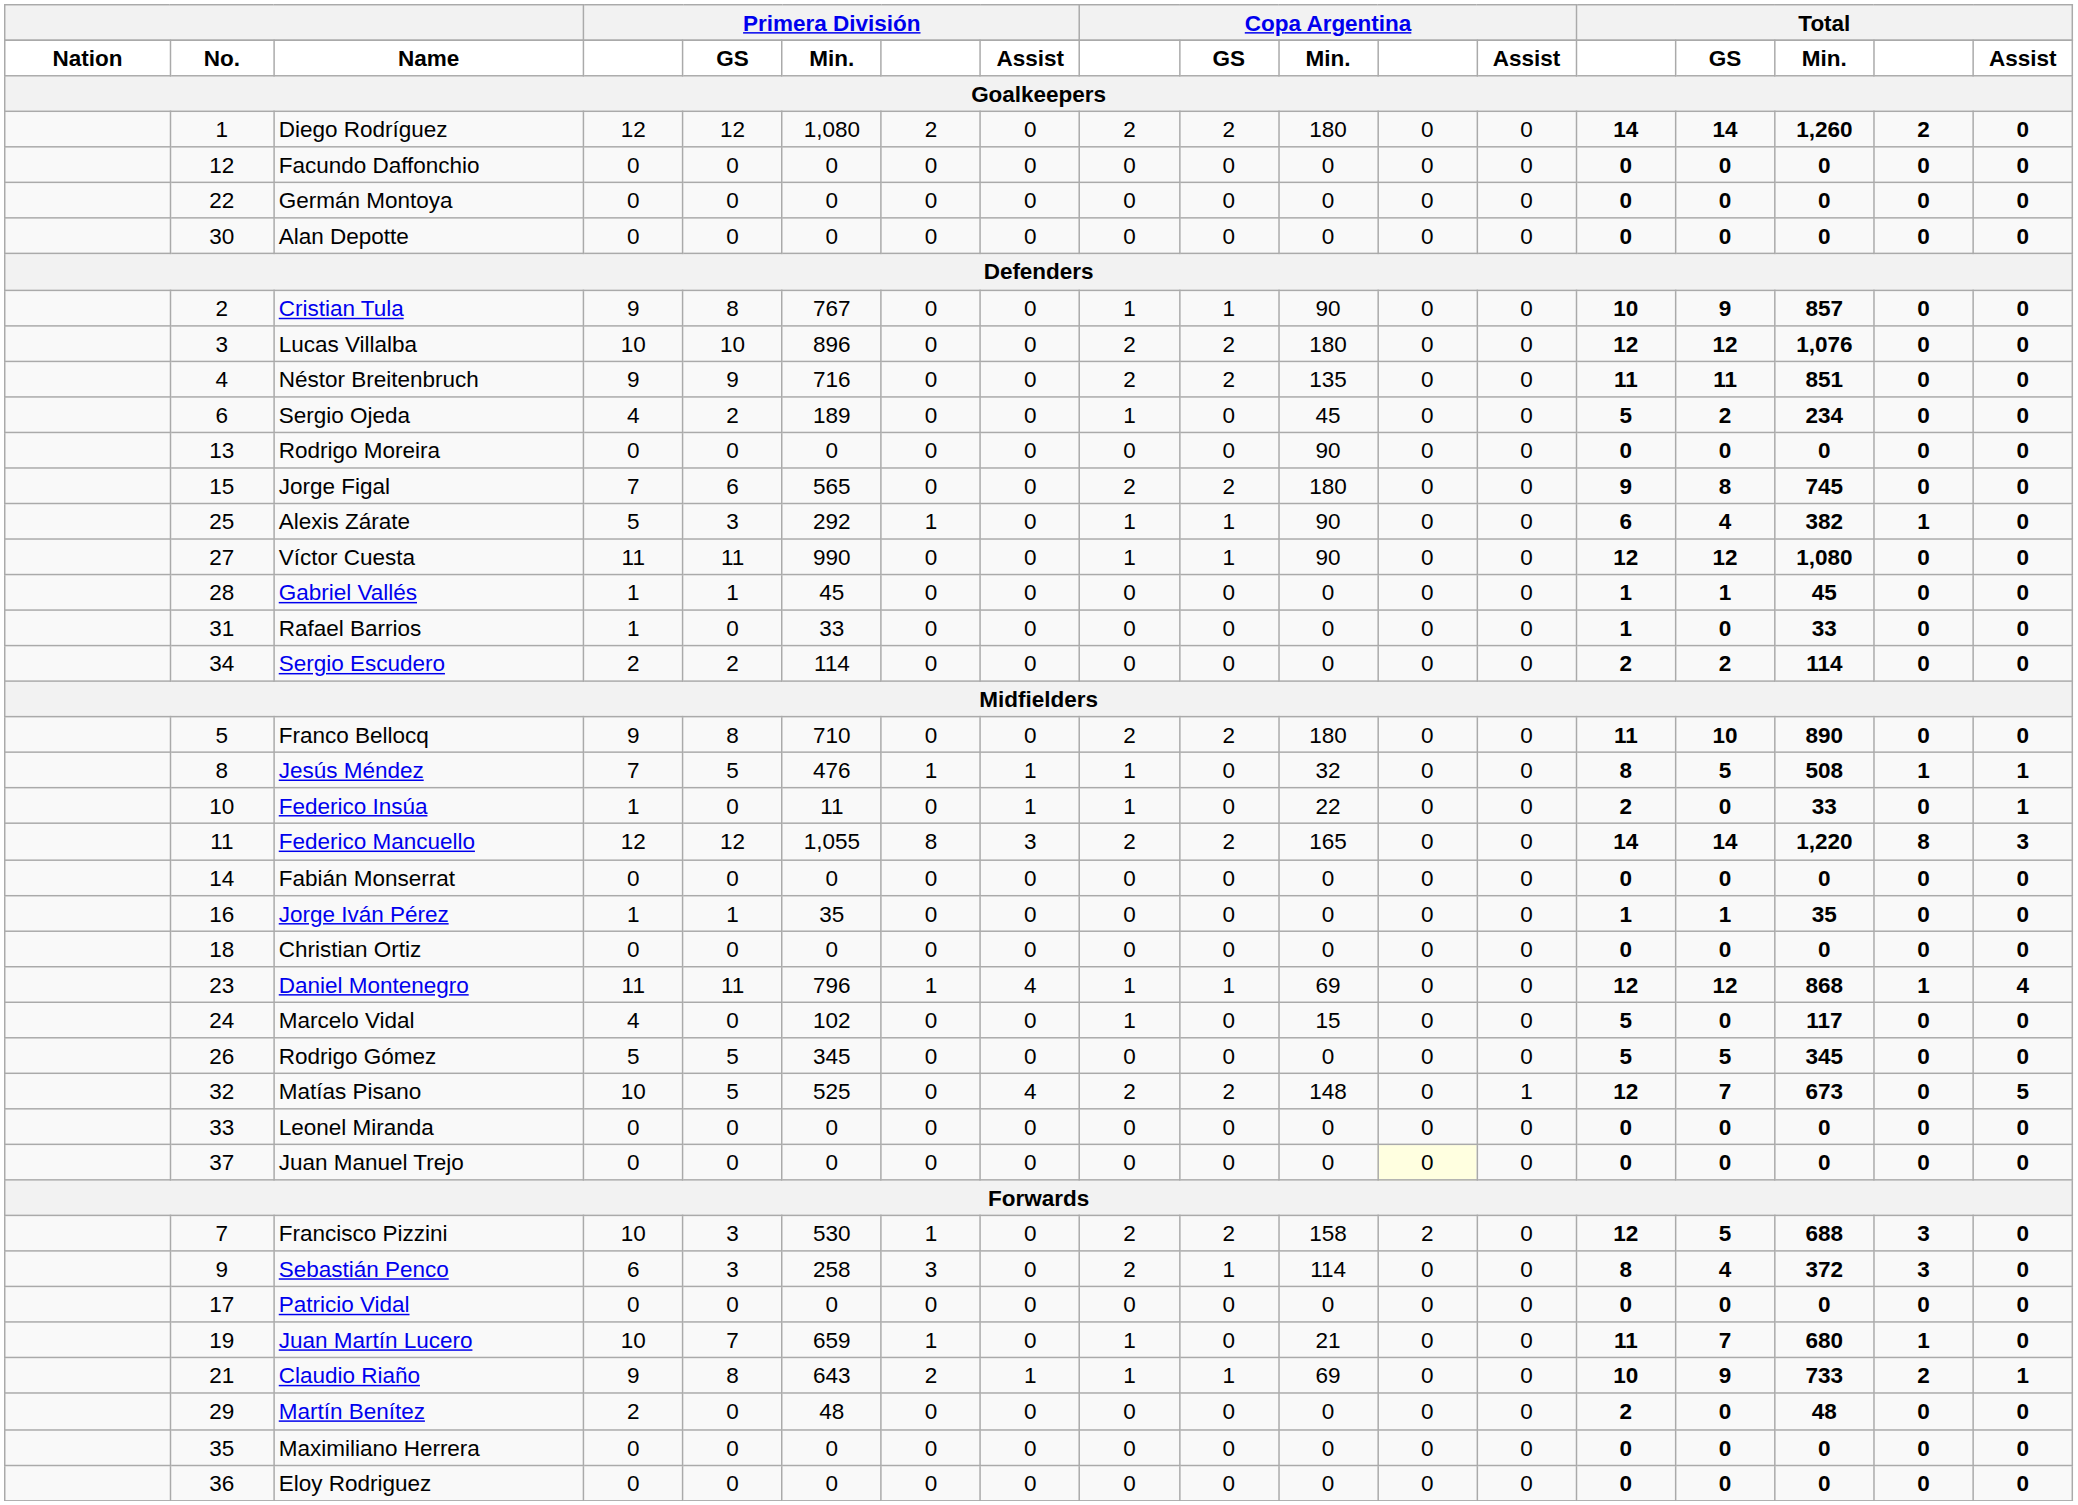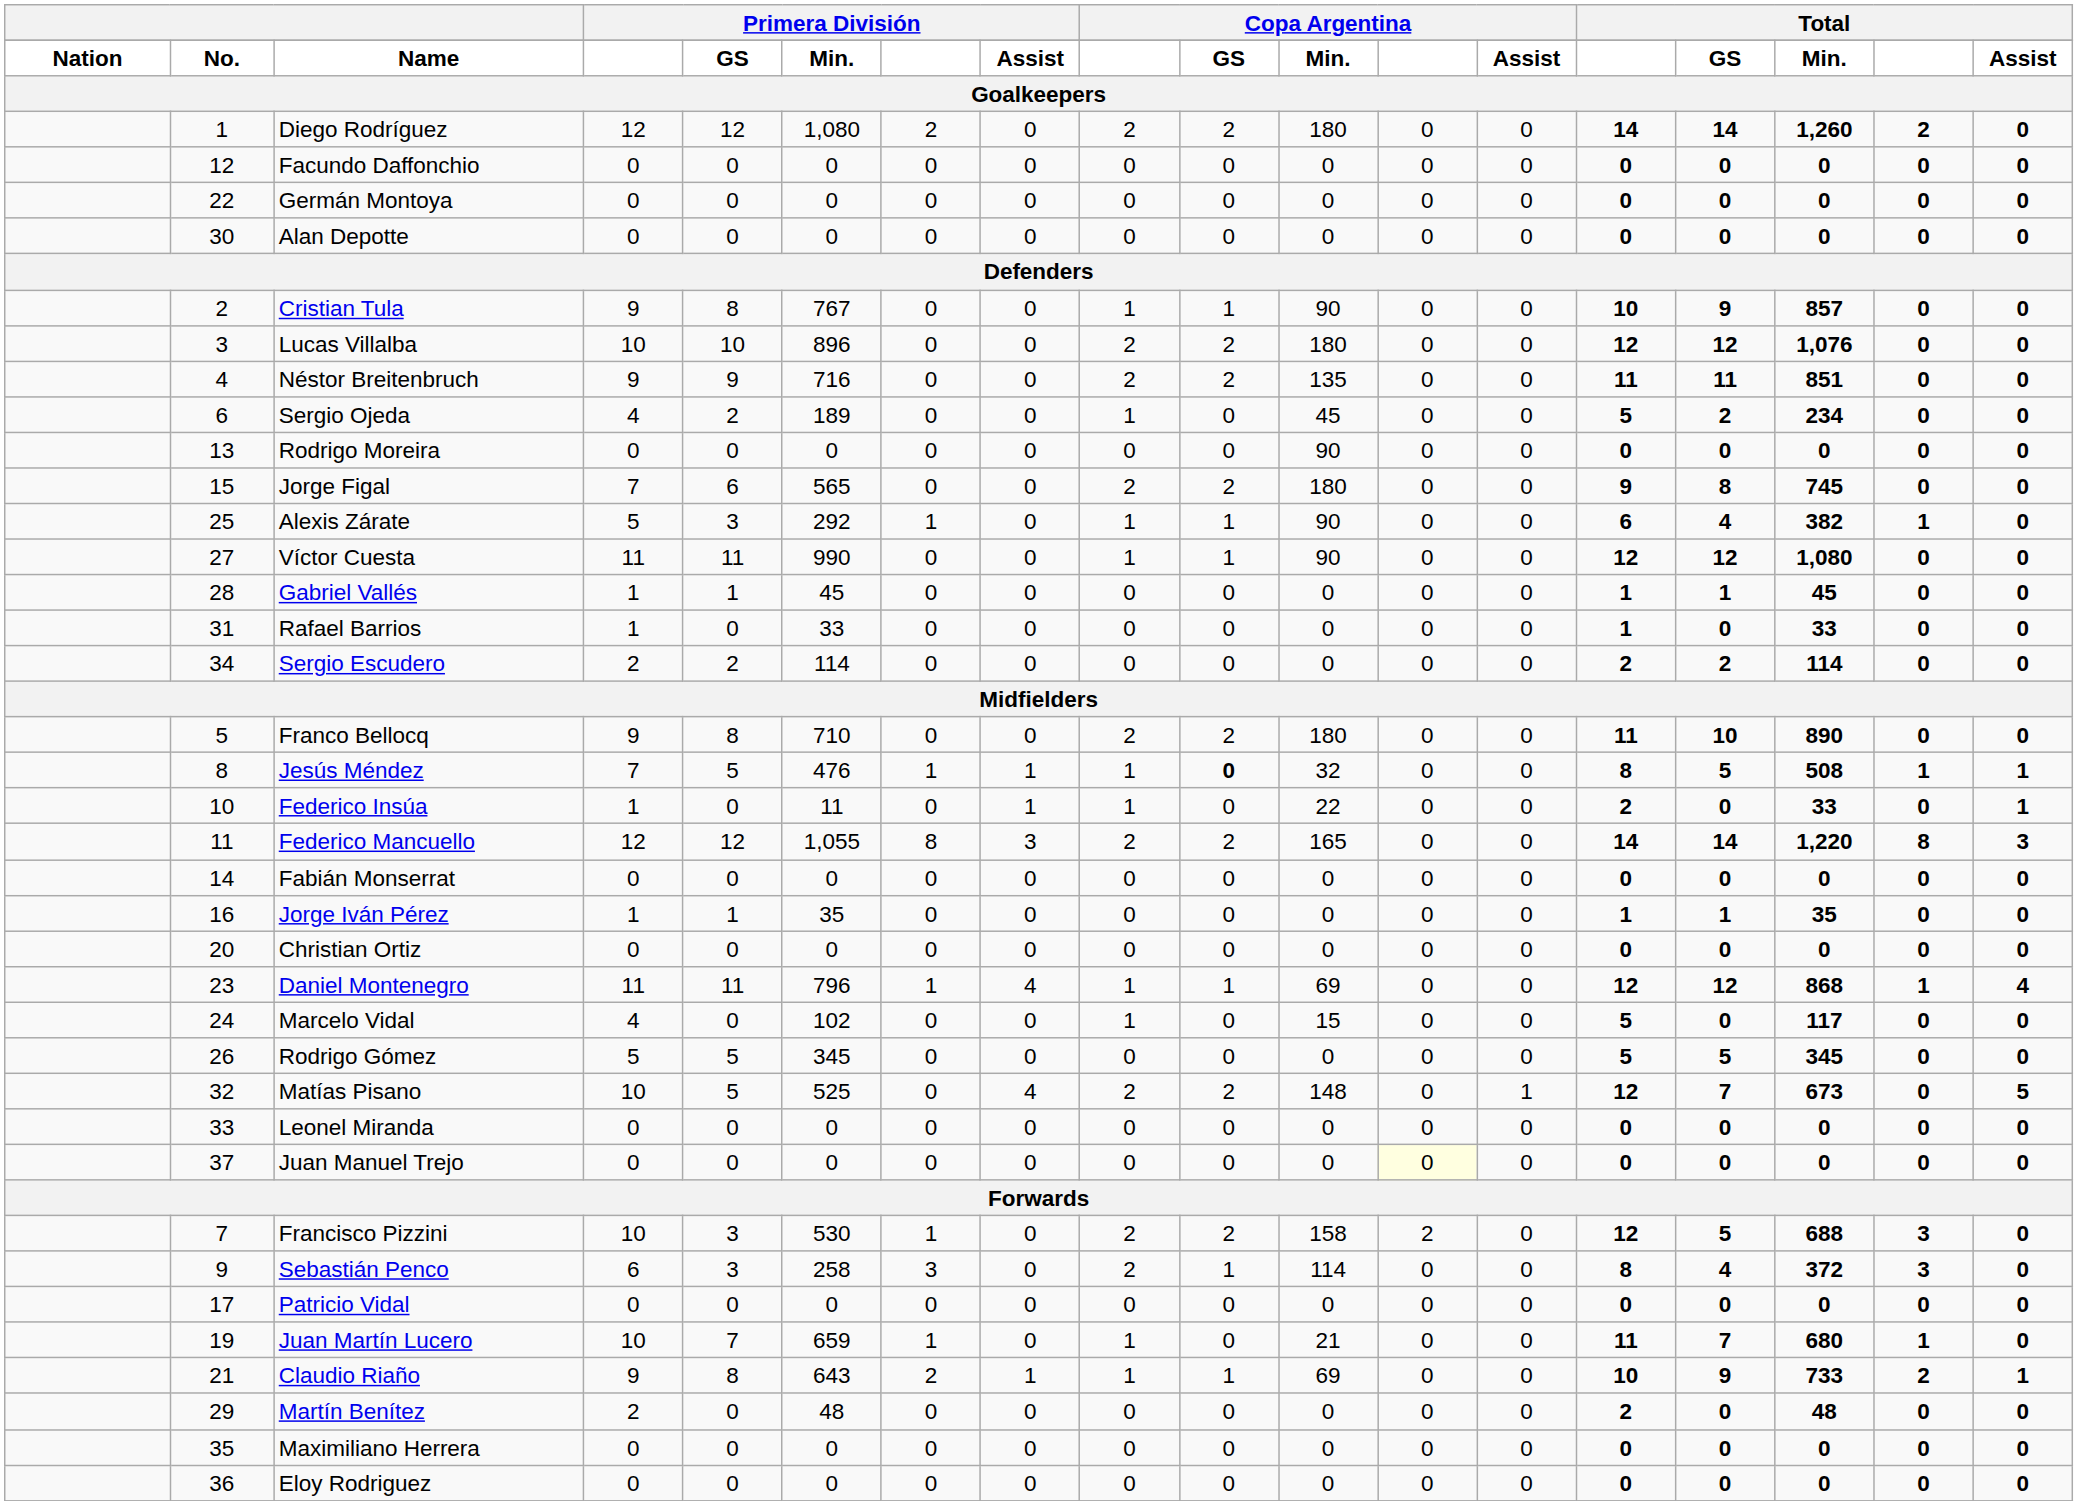(1229, 771) normal -> (1229, 771) bold
(222, 949) 18 -> (222, 949) 20
